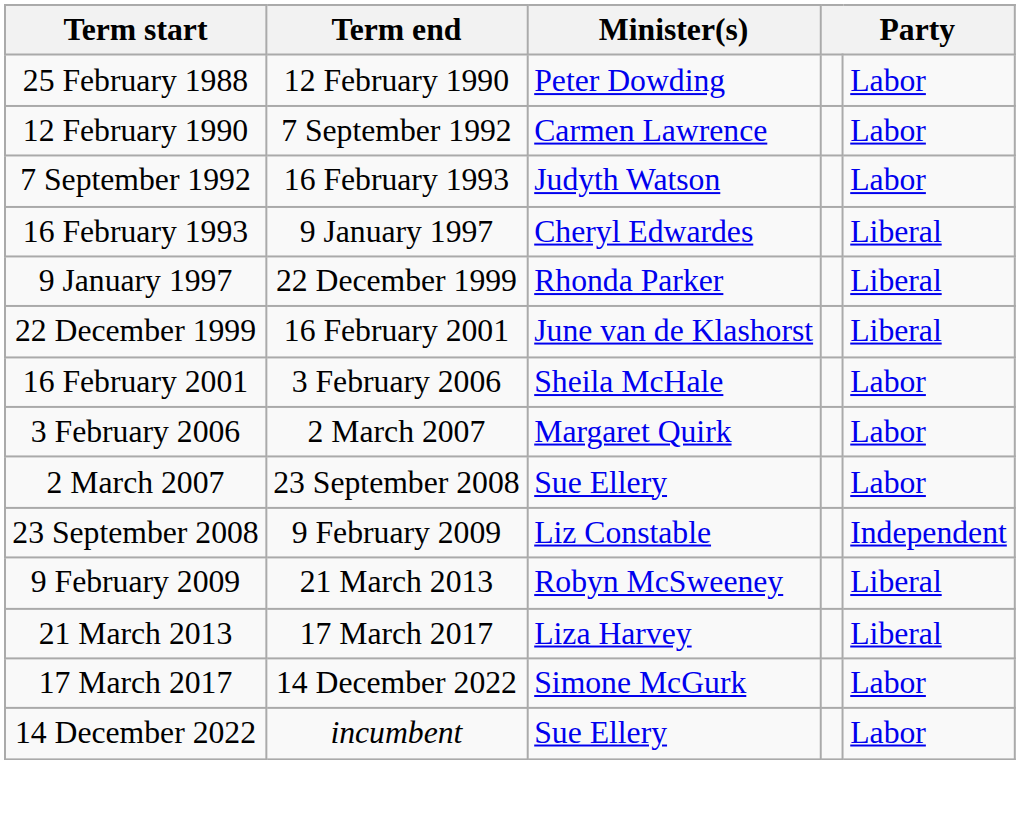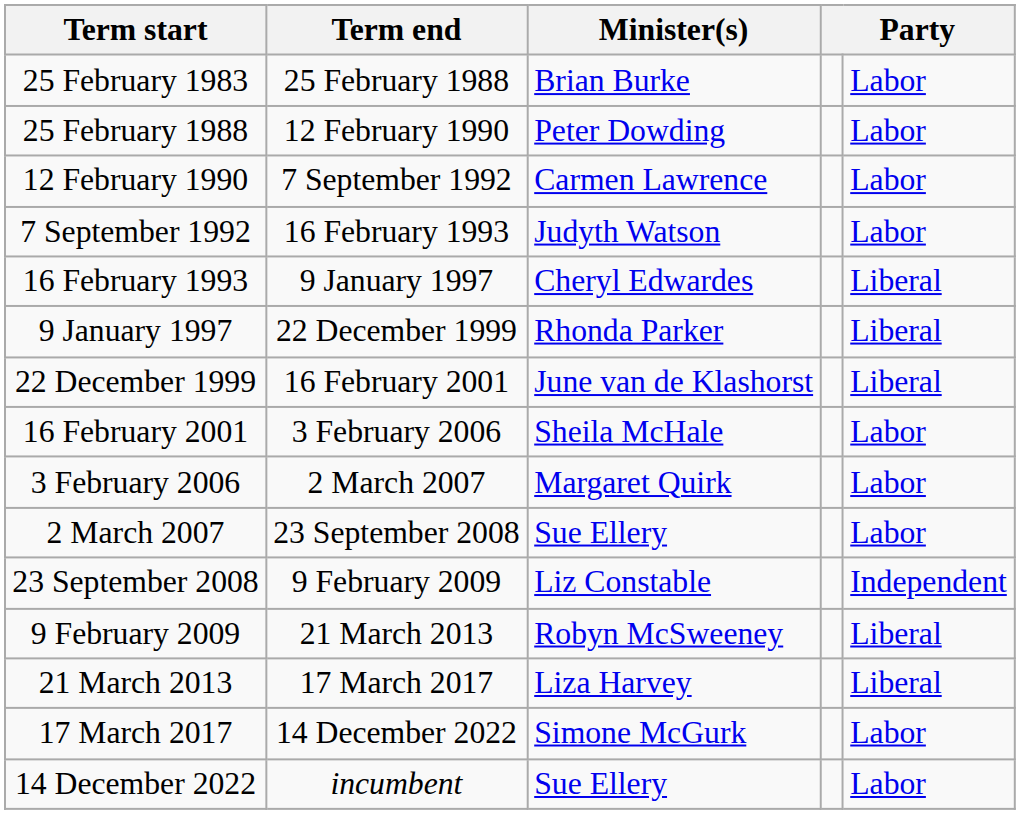+ row: (135, 79)
